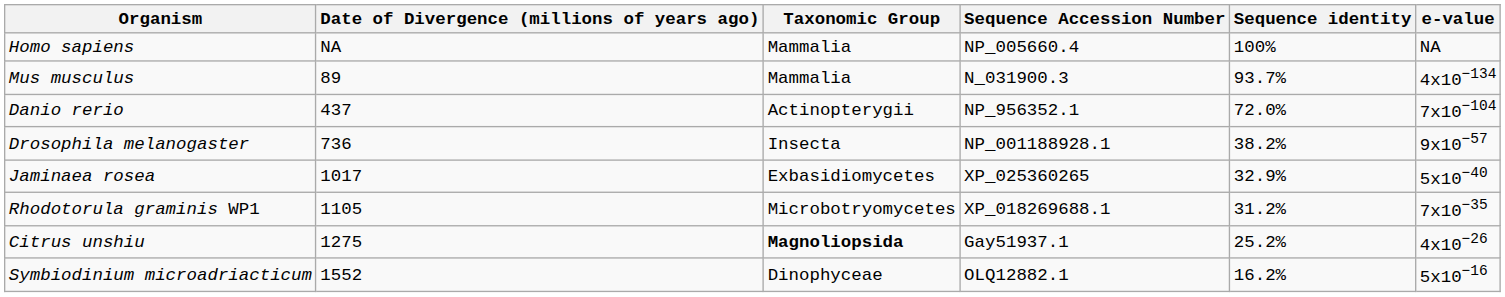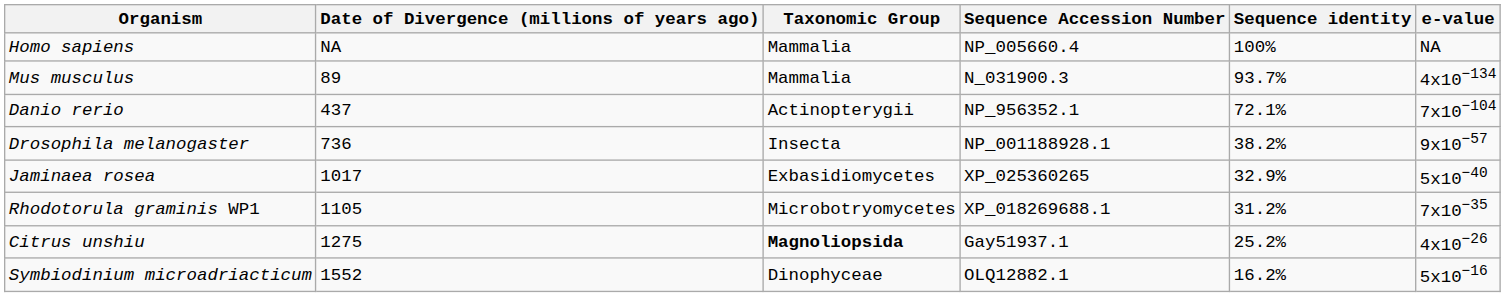(1260, 111) 72.0% -> (1260, 111) 72.1%
